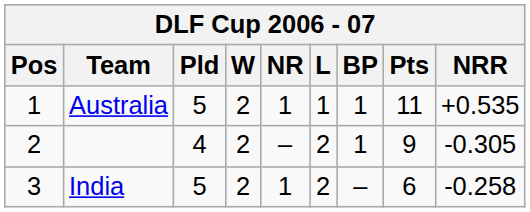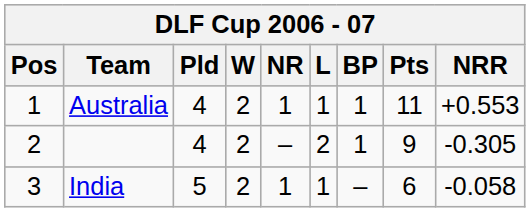(200, 105) 5 -> (200, 105) 4
(480, 105) +0.535 -> (480, 105) +0.553
(323, 186) 2 -> (323, 186) 1
(480, 186) -0.258 -> (480, 186) -0.058
